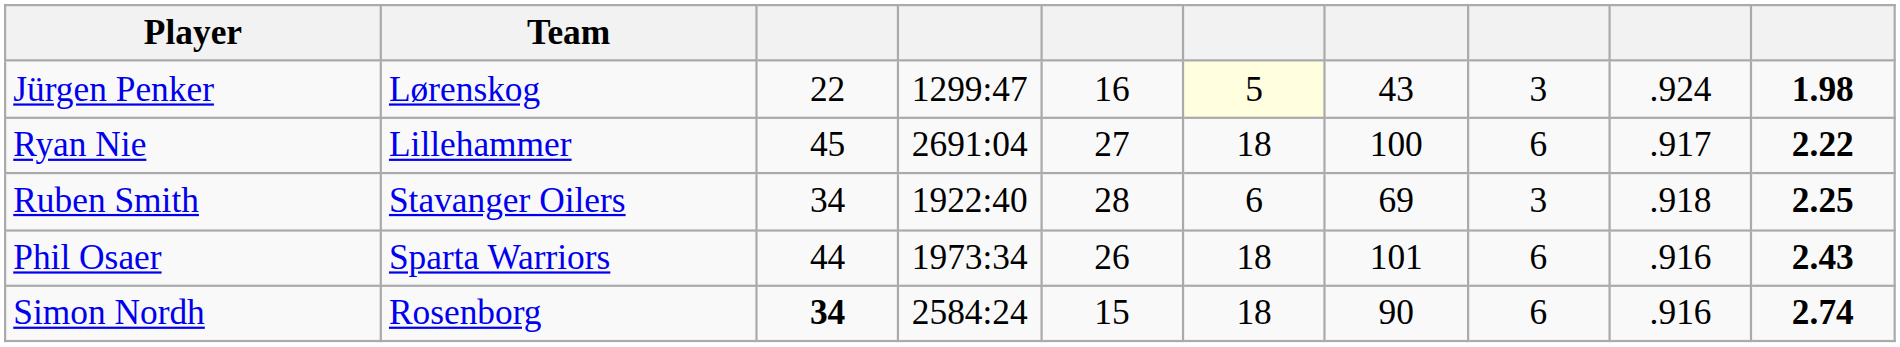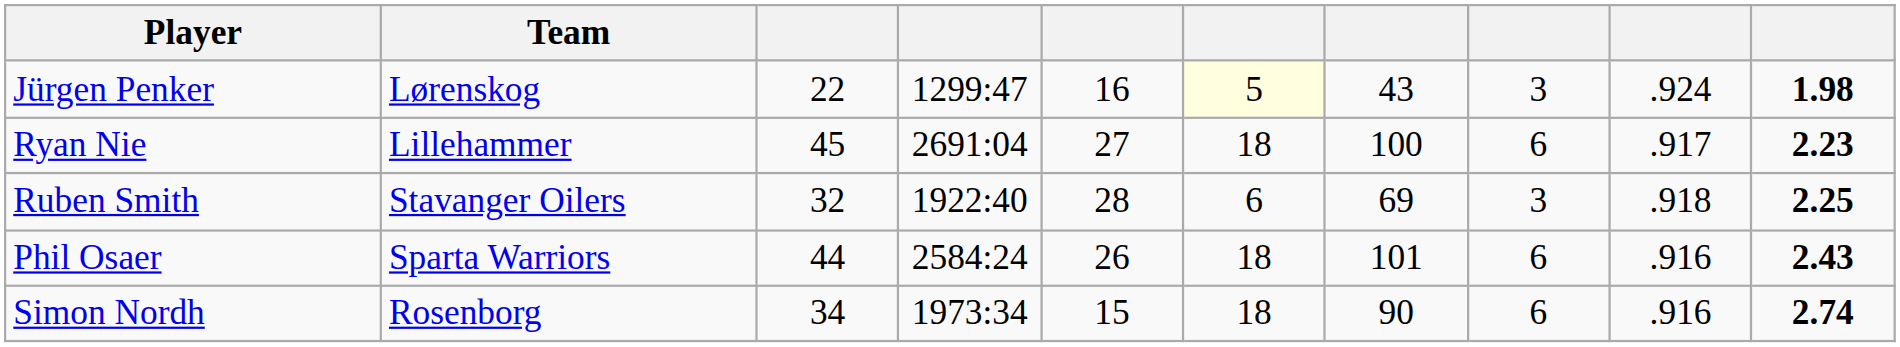(1823, 144) 2.22 -> (1823, 144) 2.23
(828, 200) 34 -> (828, 200) 32
(970, 256) 1973:34 -> (970, 256) 2584:24
(828, 312) bold -> (828, 312) normal
(970, 312) 2584:24 -> (970, 312) 1973:34
